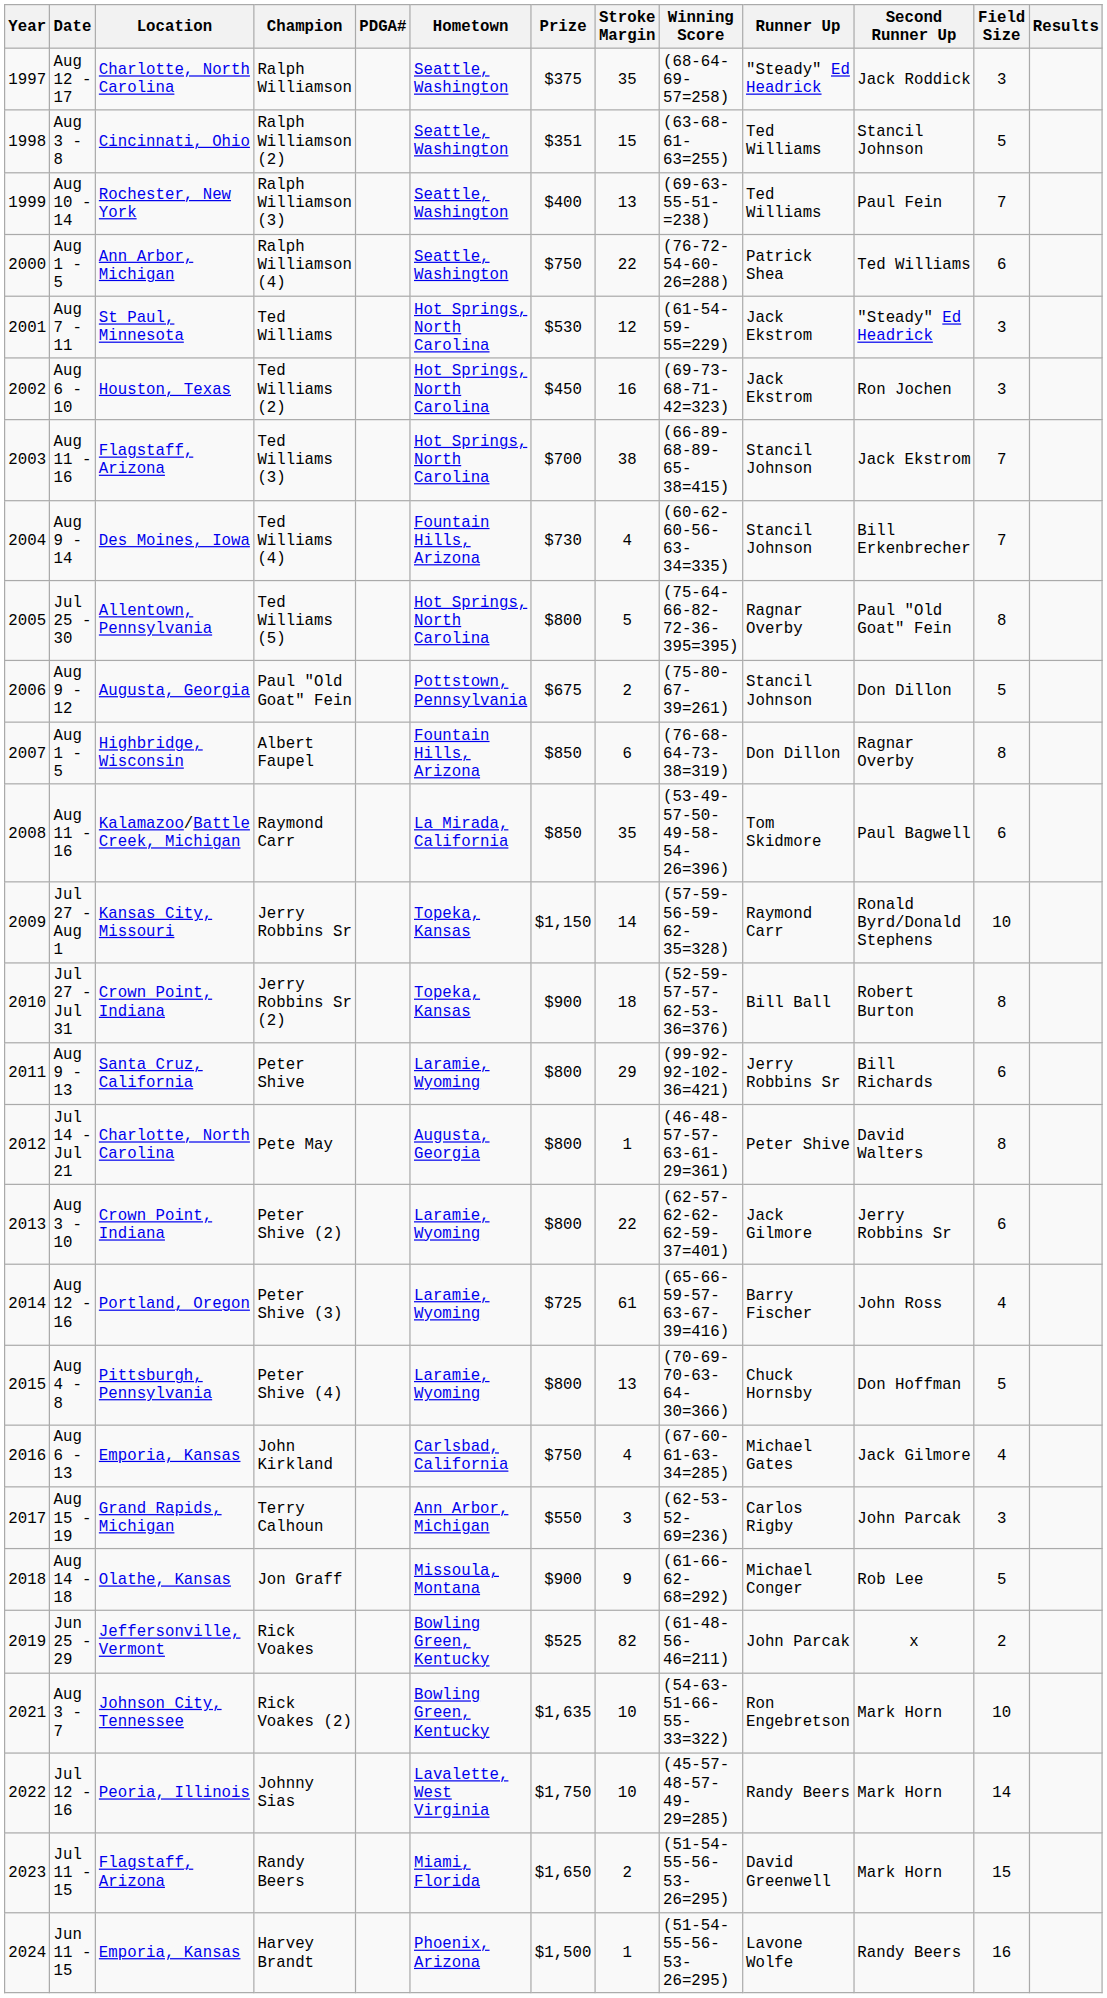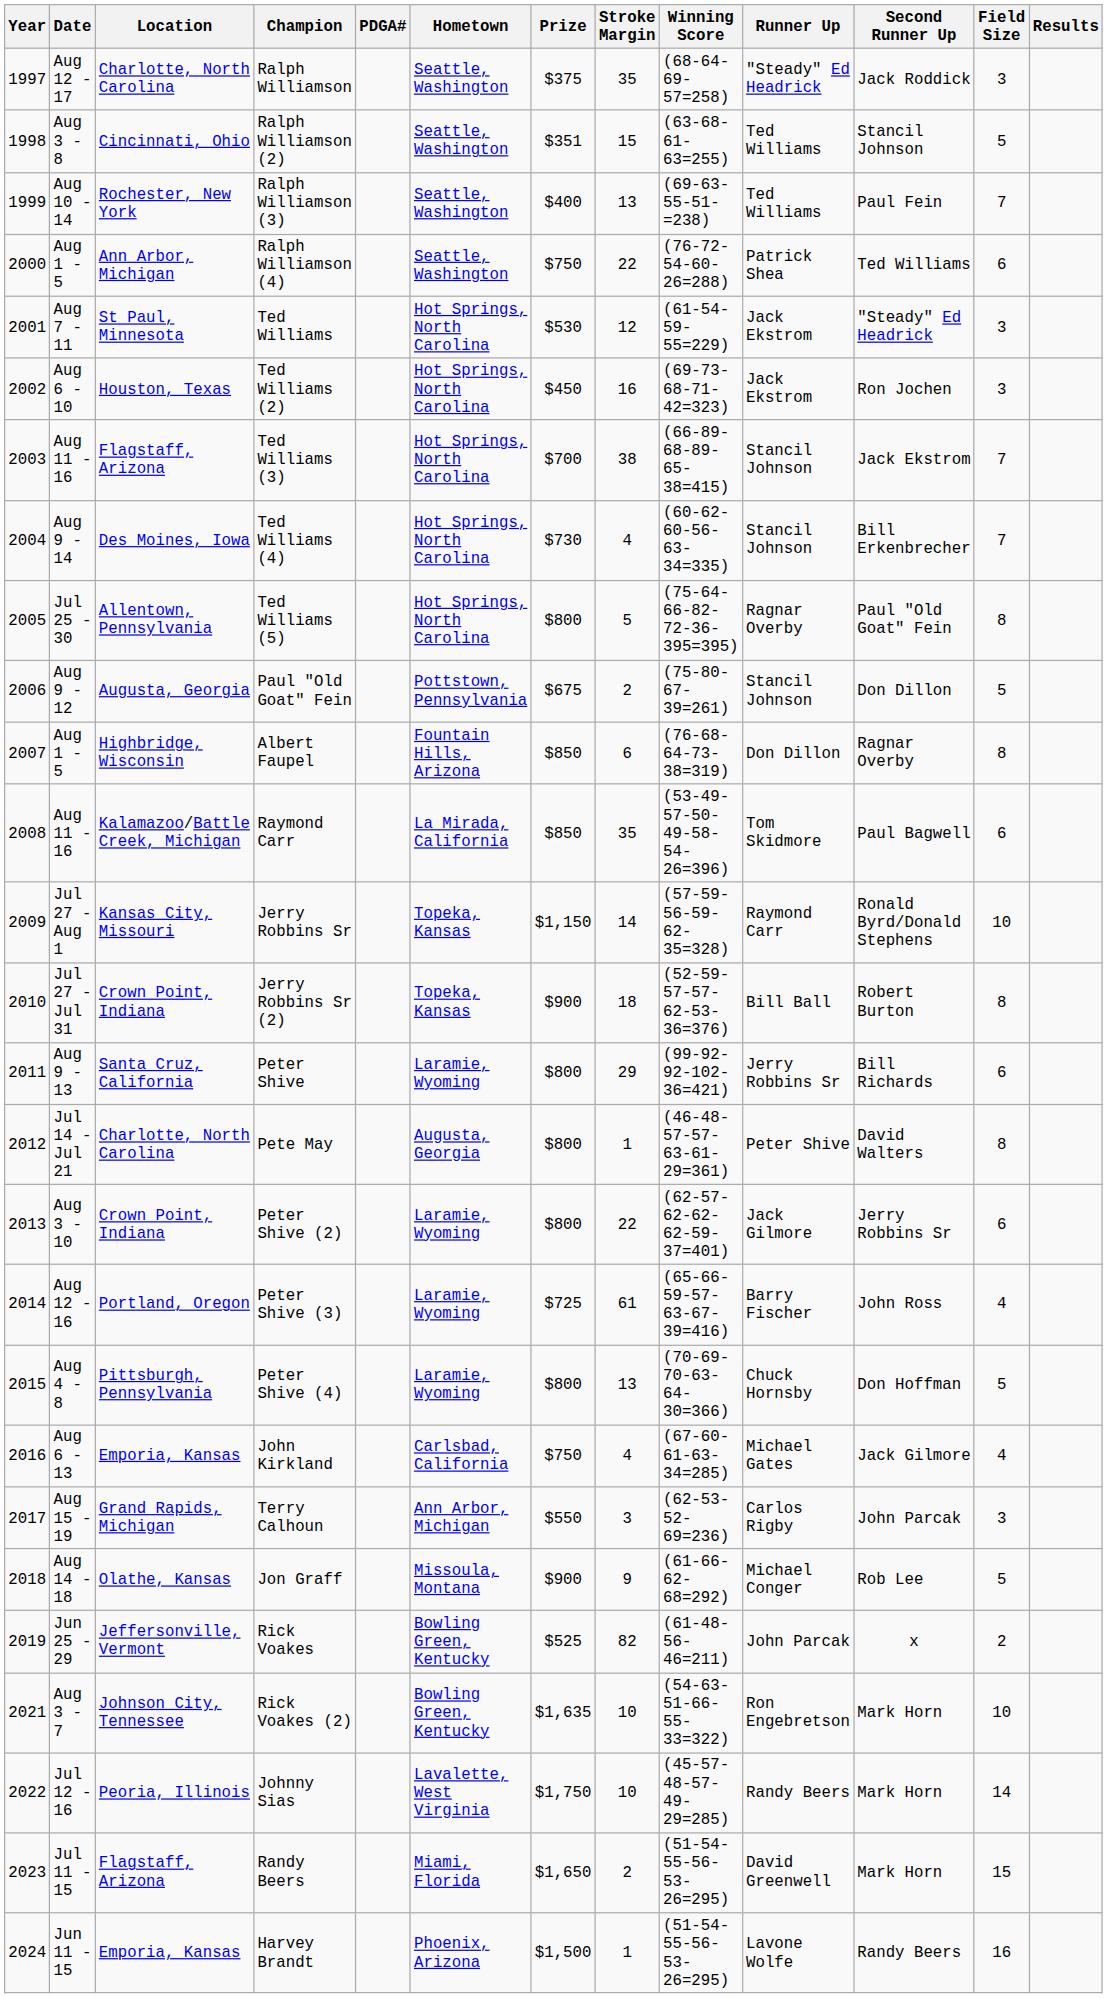(452, 540) Fountain Hills, Arizona -> (471, 540) Hot Springs, North Carolina
